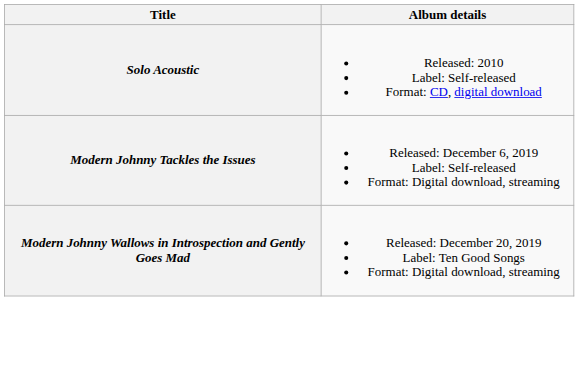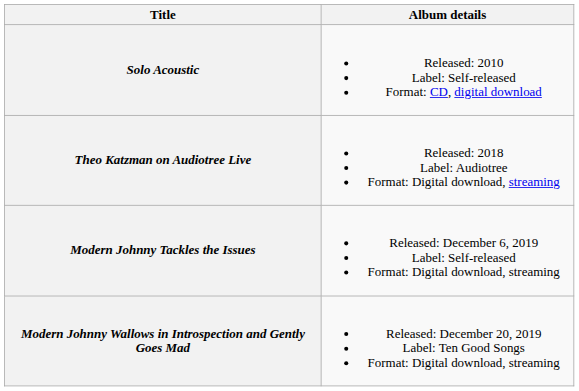+ row: (163, 160)
